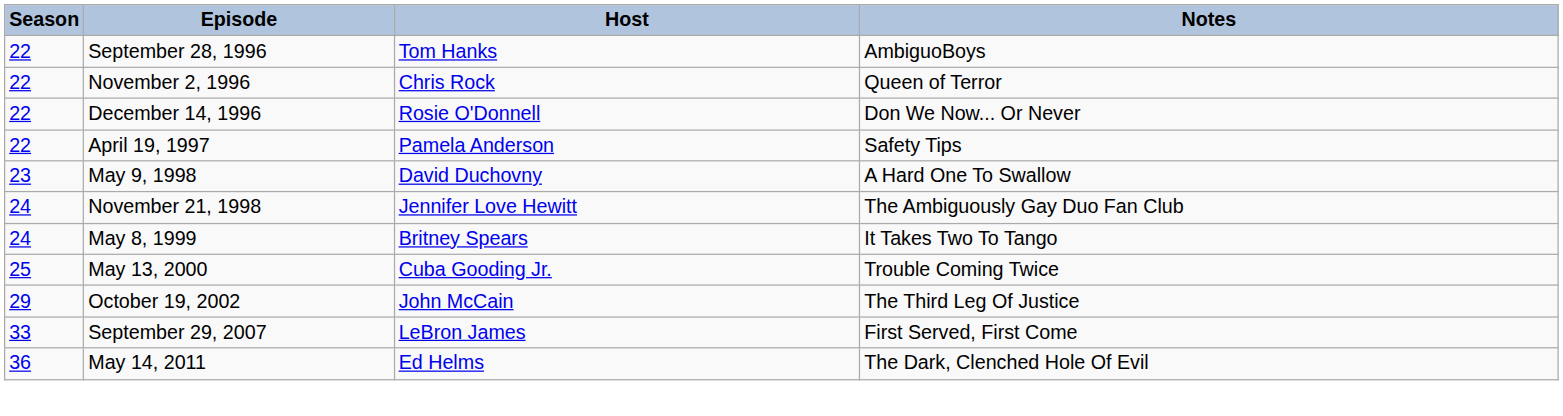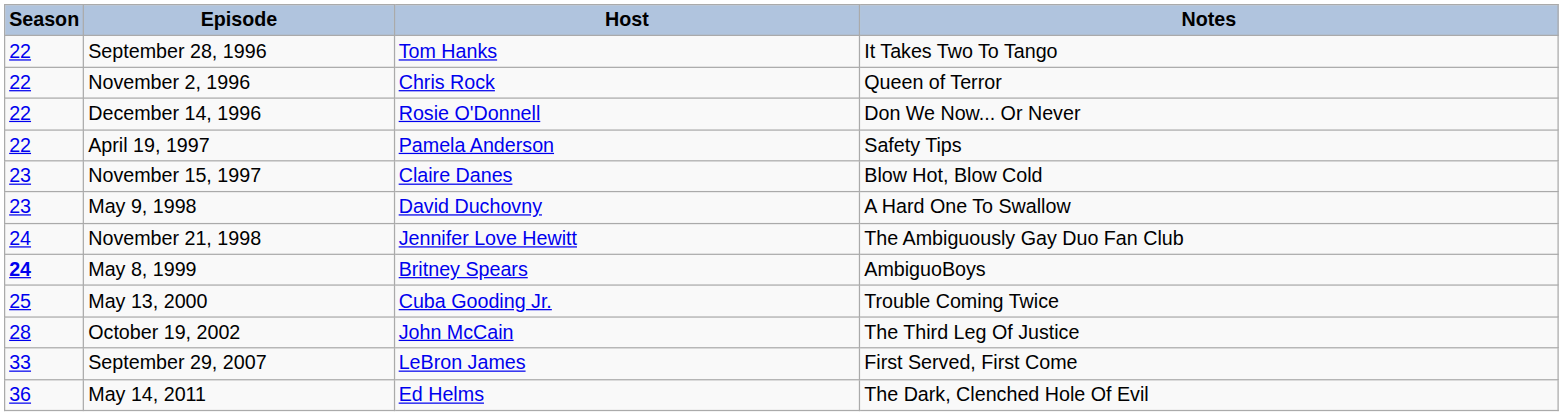(925, 51) AmbiguoBoys -> (961, 51) It Takes Two To Tango
+ row: (175, 176)
(20, 238) normal -> (20, 269) bold
(961, 238) It Takes Two To Tango -> (925, 269) AmbiguoBoys
(20, 301) 29 -> (20, 332) 28
